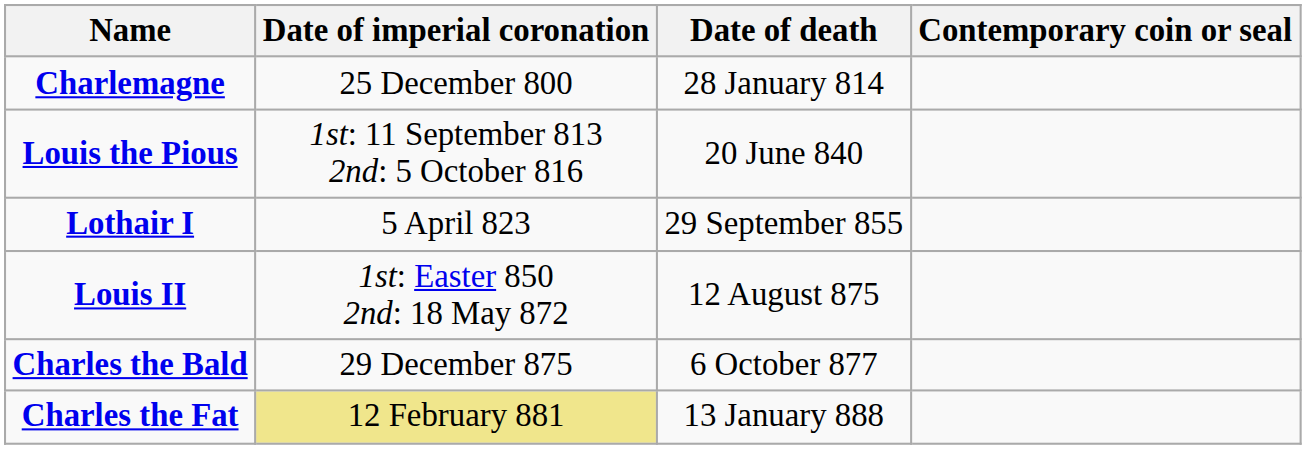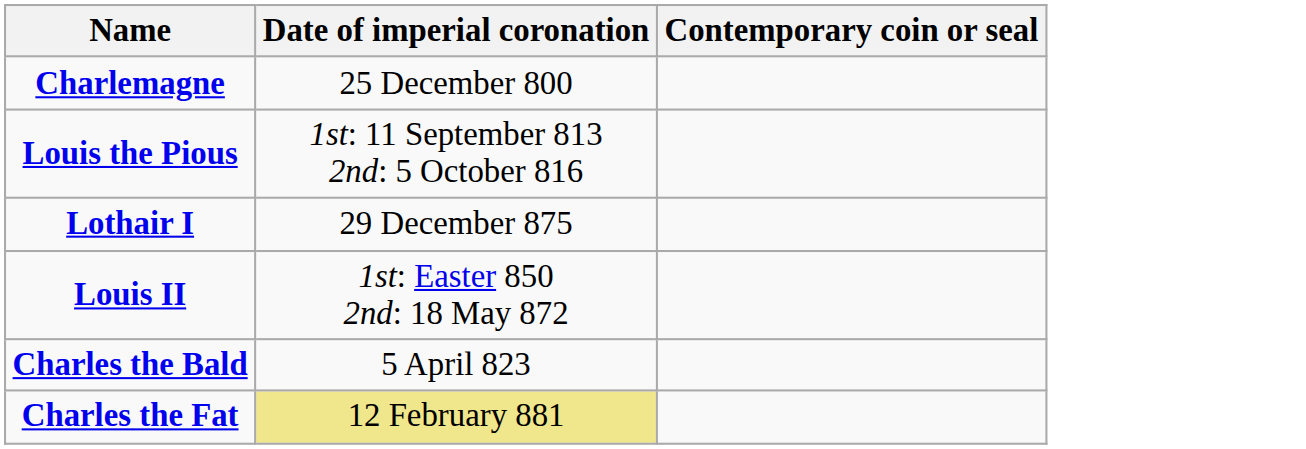- column: (784, 30)
(456, 223) 5 April 823 -> (456, 223) 29 December 875
(456, 364) 29 December 875 -> (456, 364) 5 April 823
